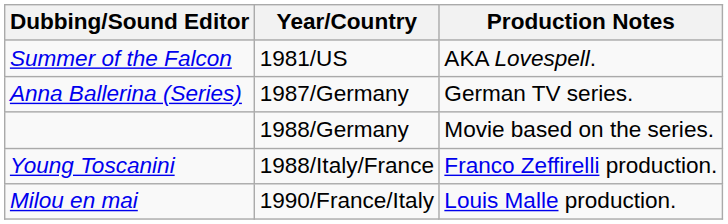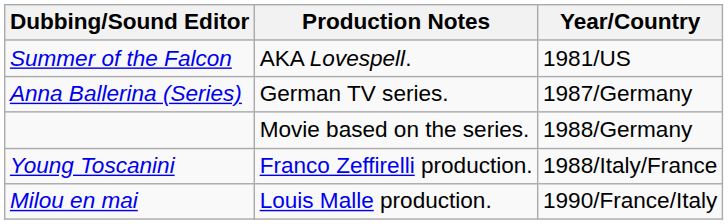columns swapped: (347, 22) <-> (581, 22)
